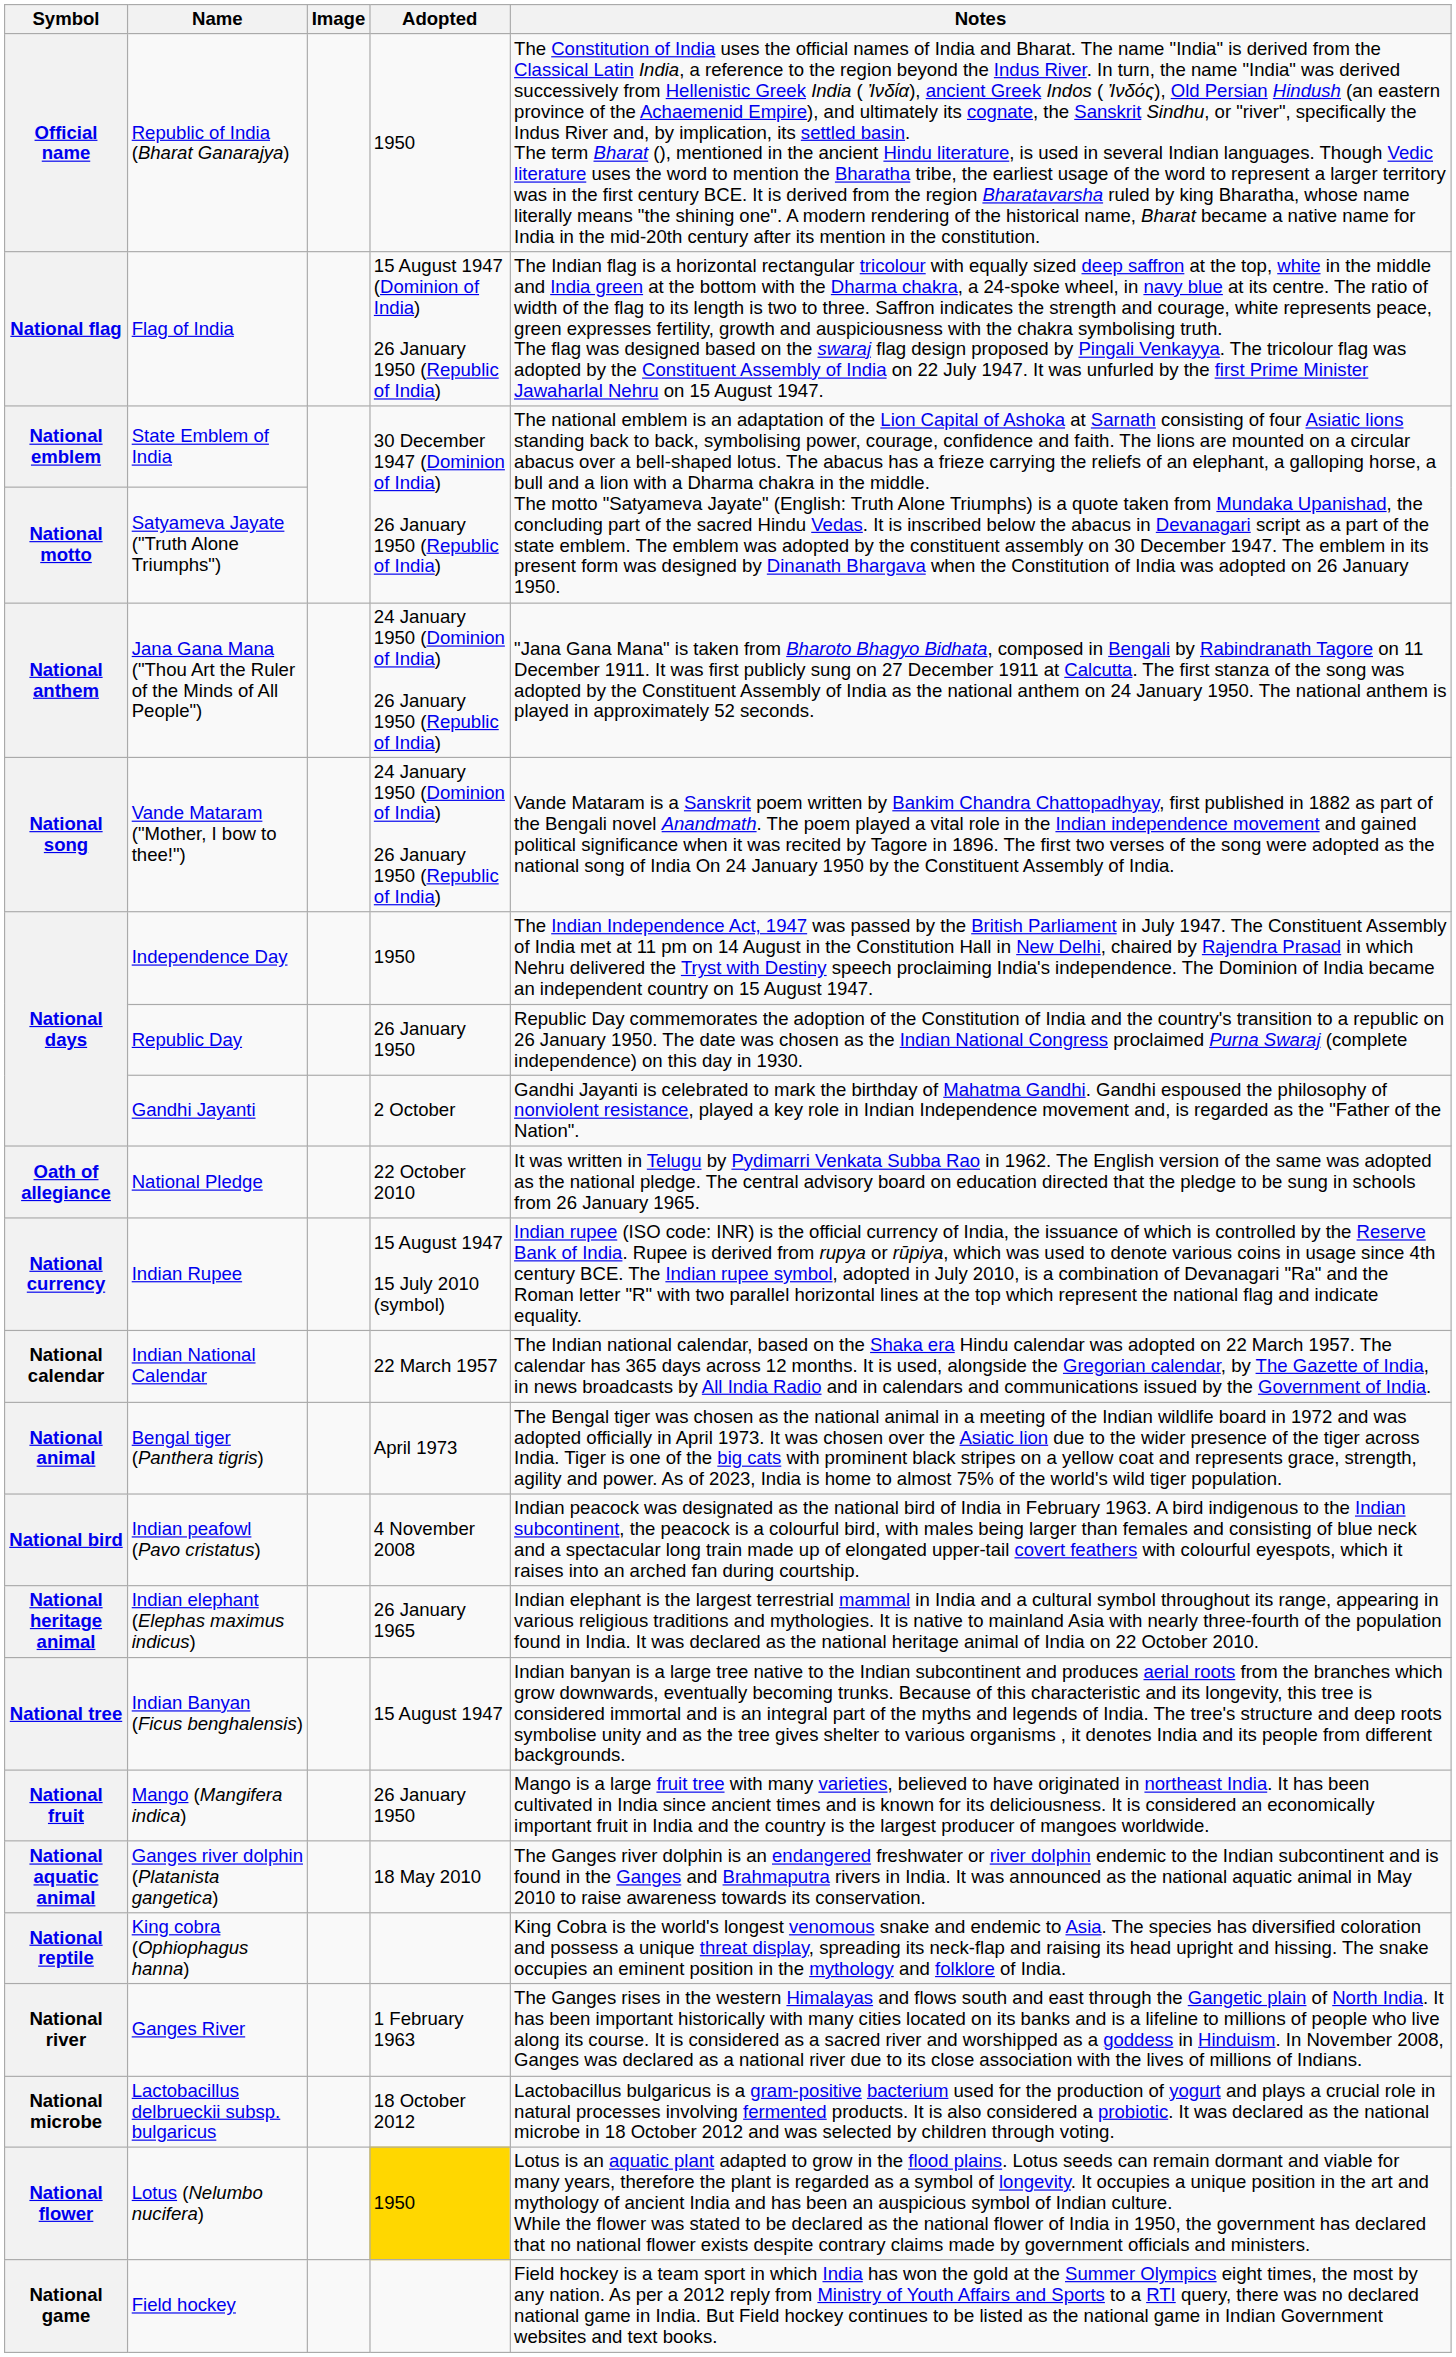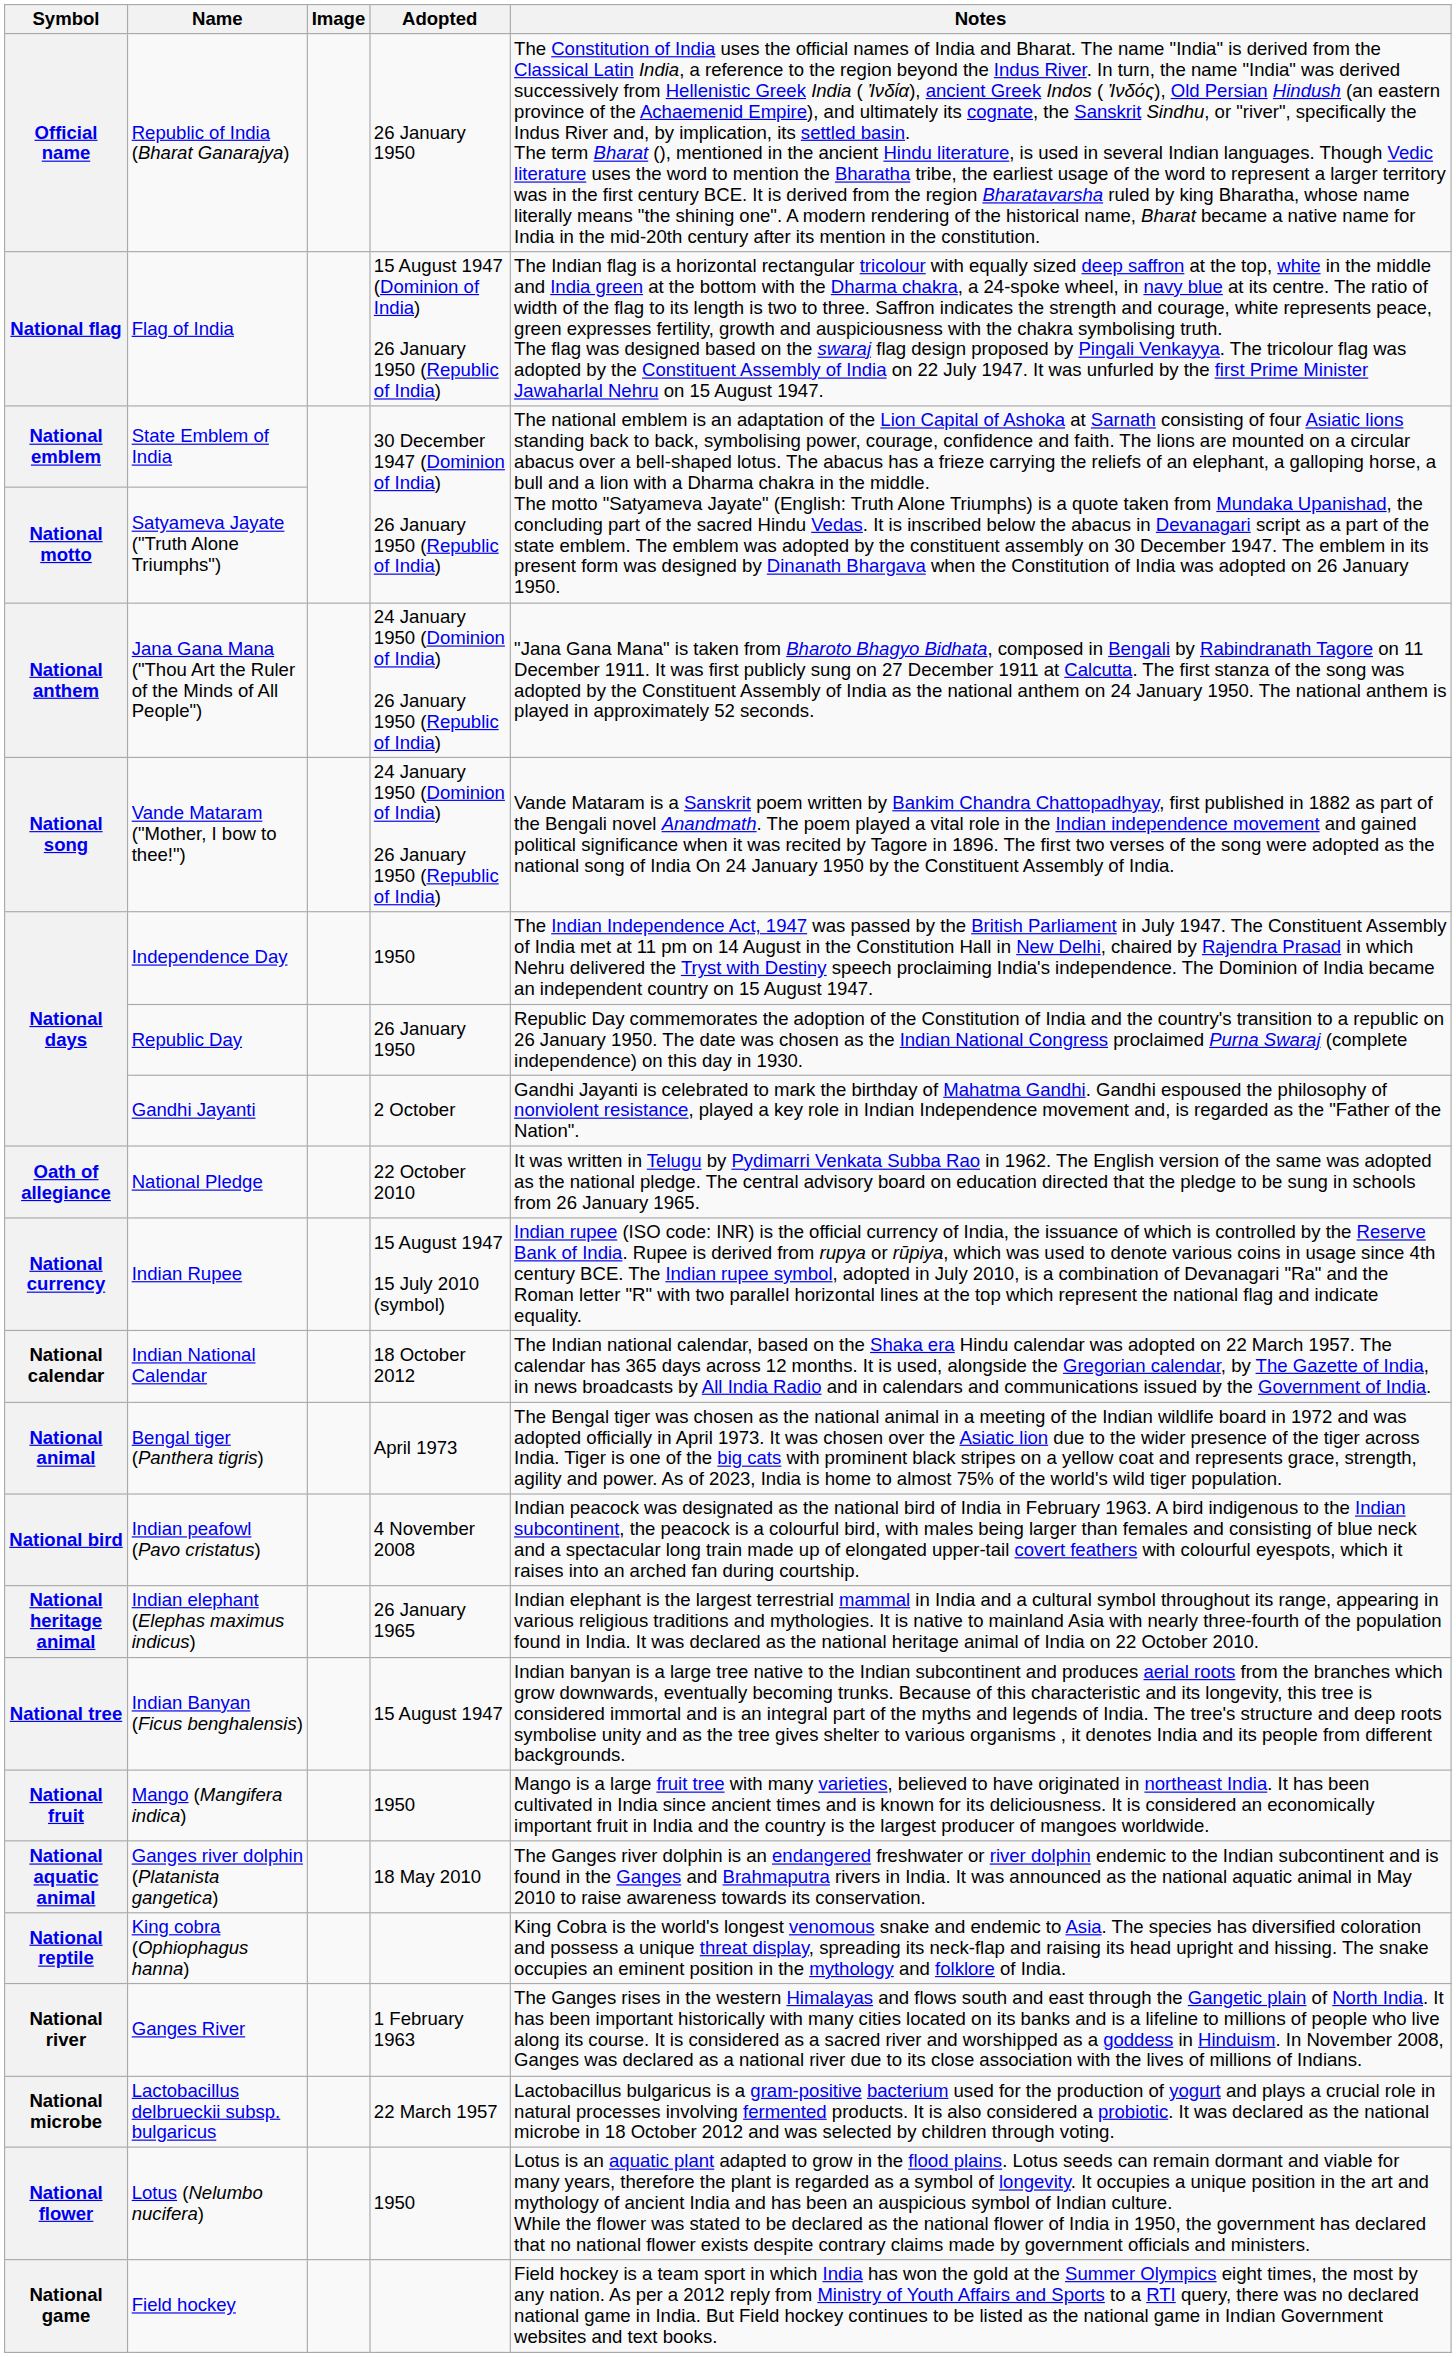(394, 142) 1950 -> (420, 142) 26 January 1950
(436, 1366) 22 March 1957 -> (420, 1366) 18 October 2012
(420, 1805) 26 January 1950 -> (394, 1805) 1950
(420, 2111) 18 October 2012 -> (436, 2111) 22 March 1957
(394, 2203) gold background -> (394, 2203) no background
